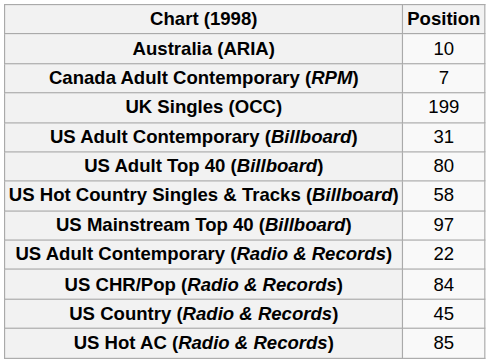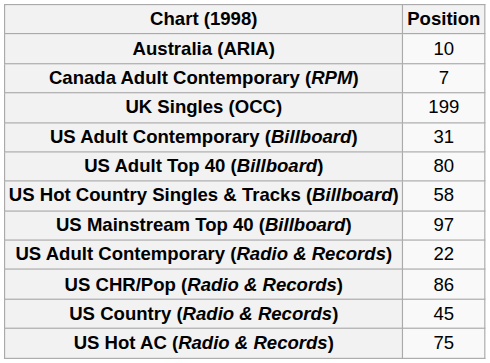(444, 284) 84 -> (444, 284) 86
(444, 343) 85 -> (444, 343) 75
